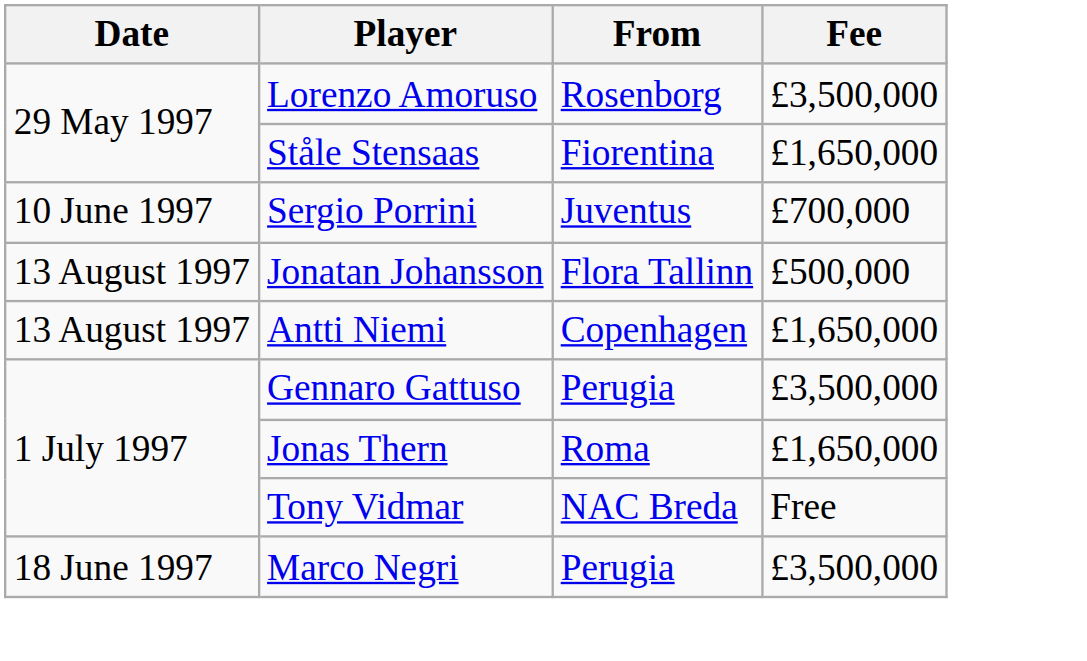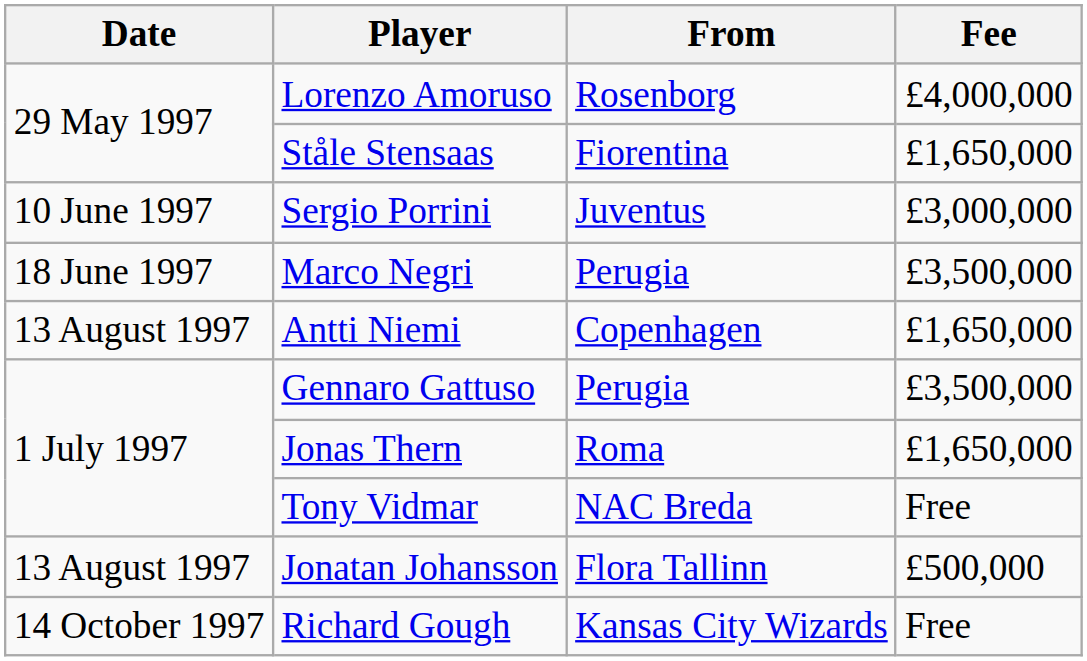(854, 93) £3,500,000 -> (989, 93) £4,000,000
(840, 211) £700,000 -> (989, 211) £3,000,000
rows swapped: (363, 566) <-> (405, 270)
+ row: (396, 625)
